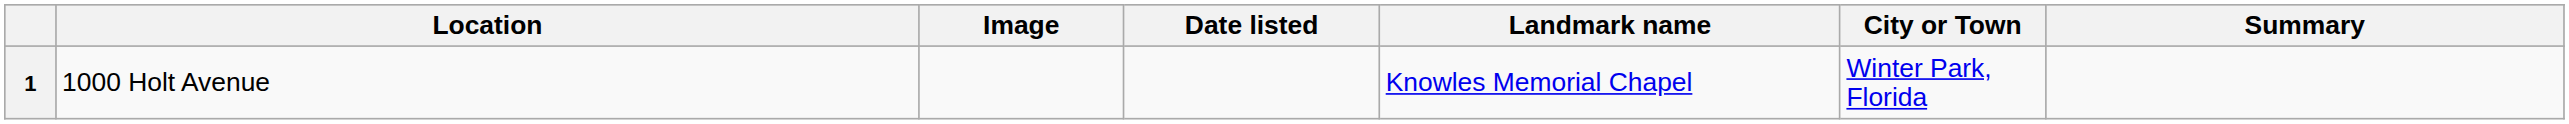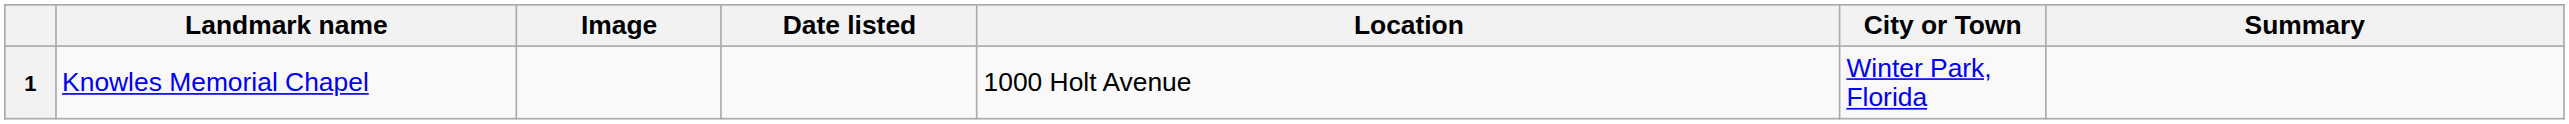columns swapped: (1610, 25) <-> (487, 25)
